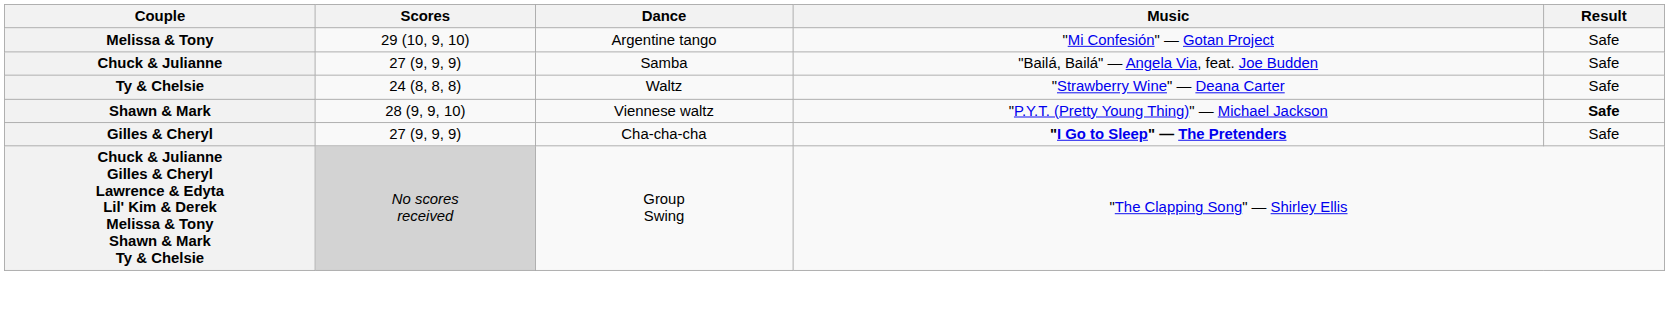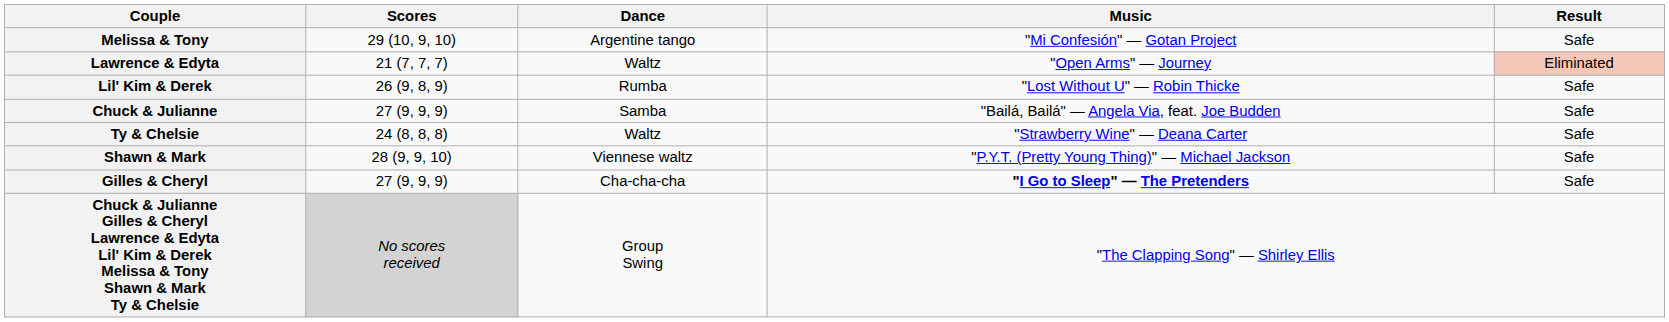+ row: (155, 63)
+ row: (155, 87)
(1604, 110) bold -> (1579, 157) normal
